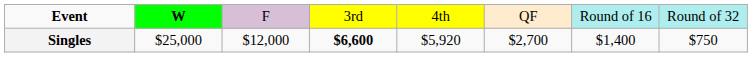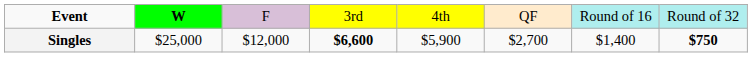(441, 40) $5,920 -> (441, 40) $5,900
(703, 40) normal -> (703, 40) bold
